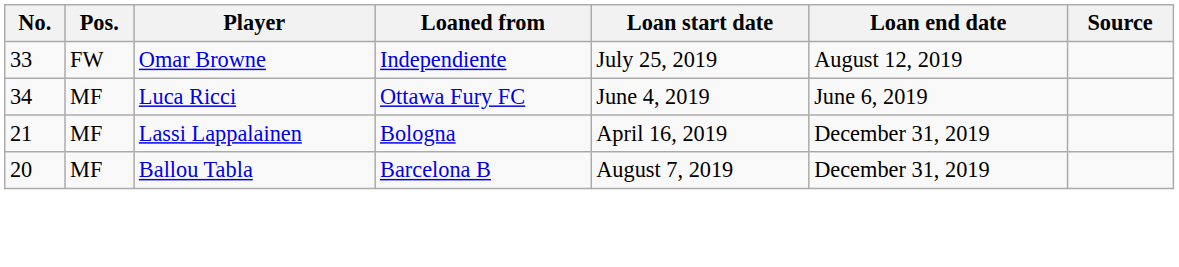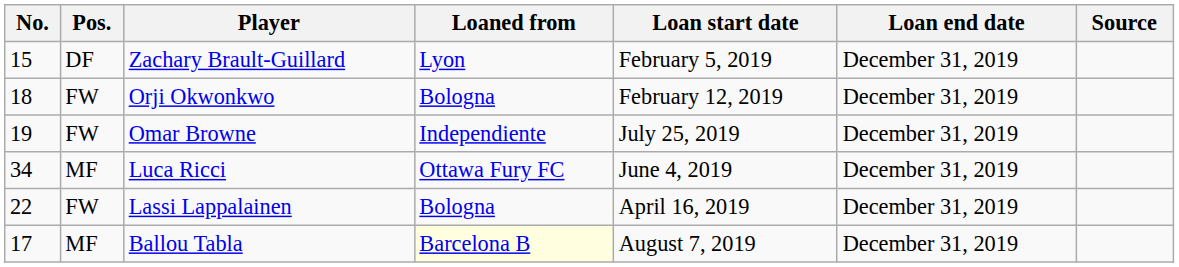+ row: (237, 59)
+ row: (202, 96)
(21, 59) 33 -> (21, 133) 19
(888, 59) August 12, 2019 -> (930, 133) December 31, 2019
(871, 96) June 6, 2019 -> (930, 170) December 31, 2019
(21, 133) 21 -> (21, 207) 22
(86, 133) MF -> (82, 207) FW
(21, 170) 20 -> (21, 244) 17
(435, 170) no background -> (475, 244) lightyellow background
